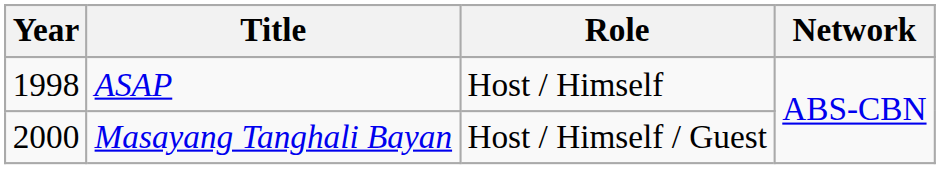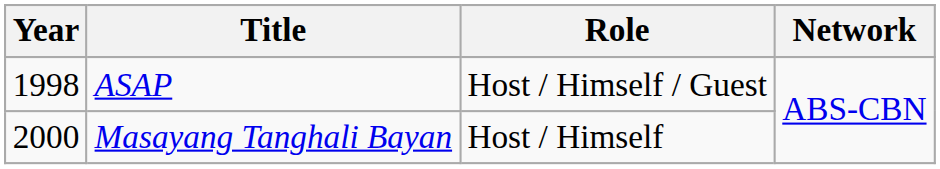(565, 83) Host / Himself -> (617, 83) Host / Himself / Guest
(617, 136) Host / Himself / Guest -> (565, 136) Host / Himself
